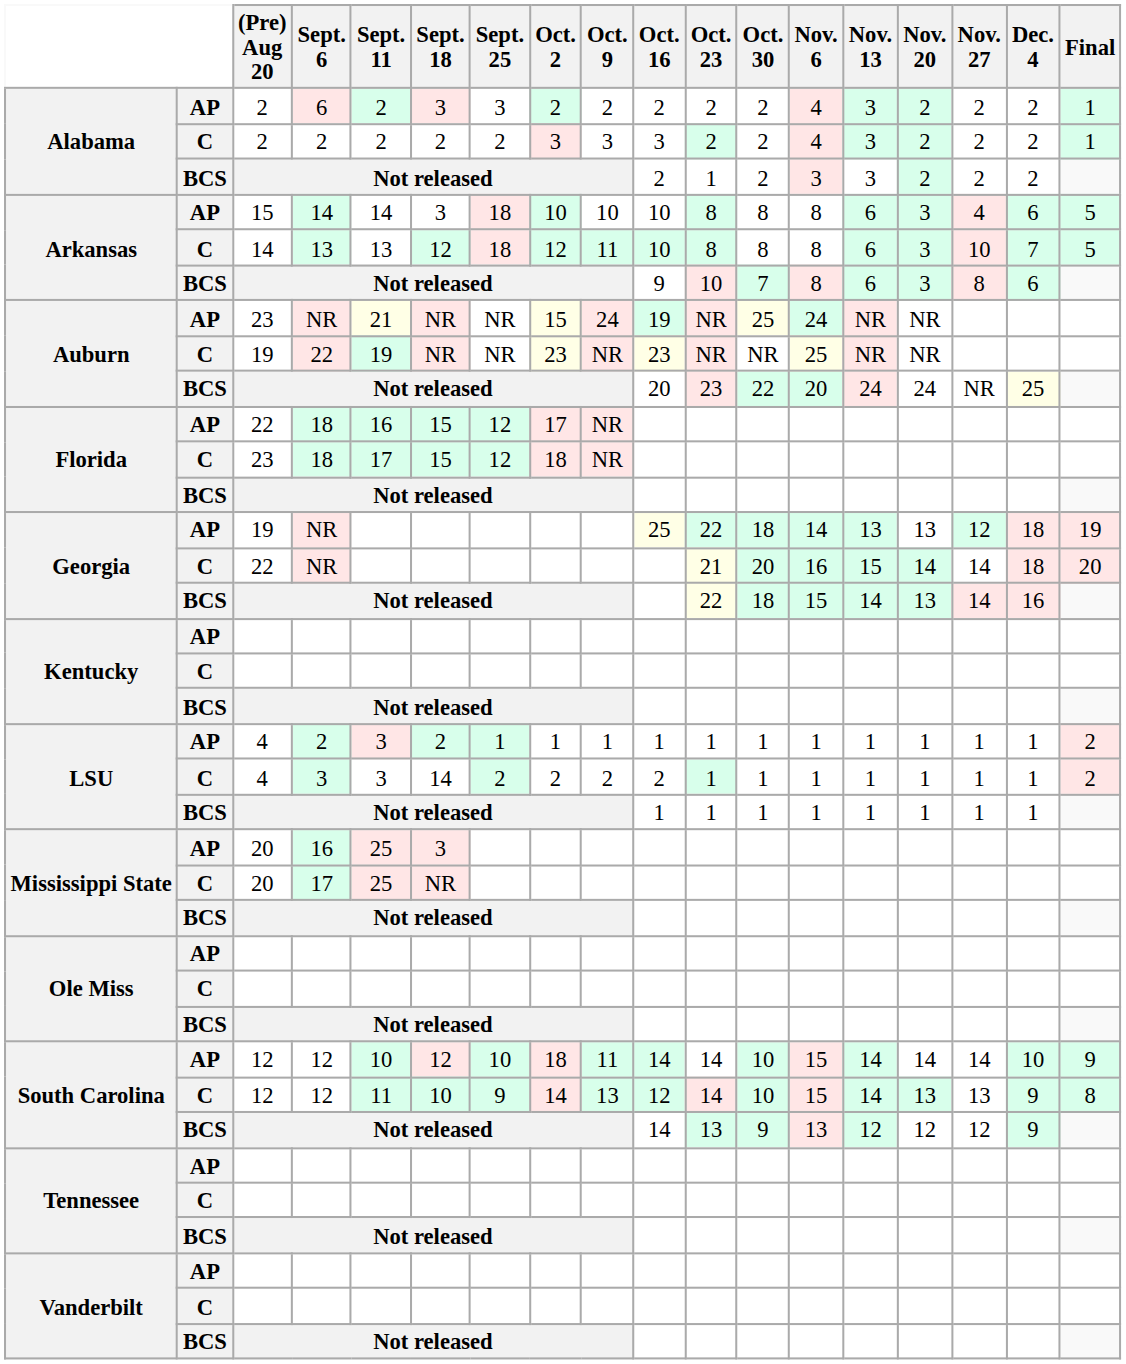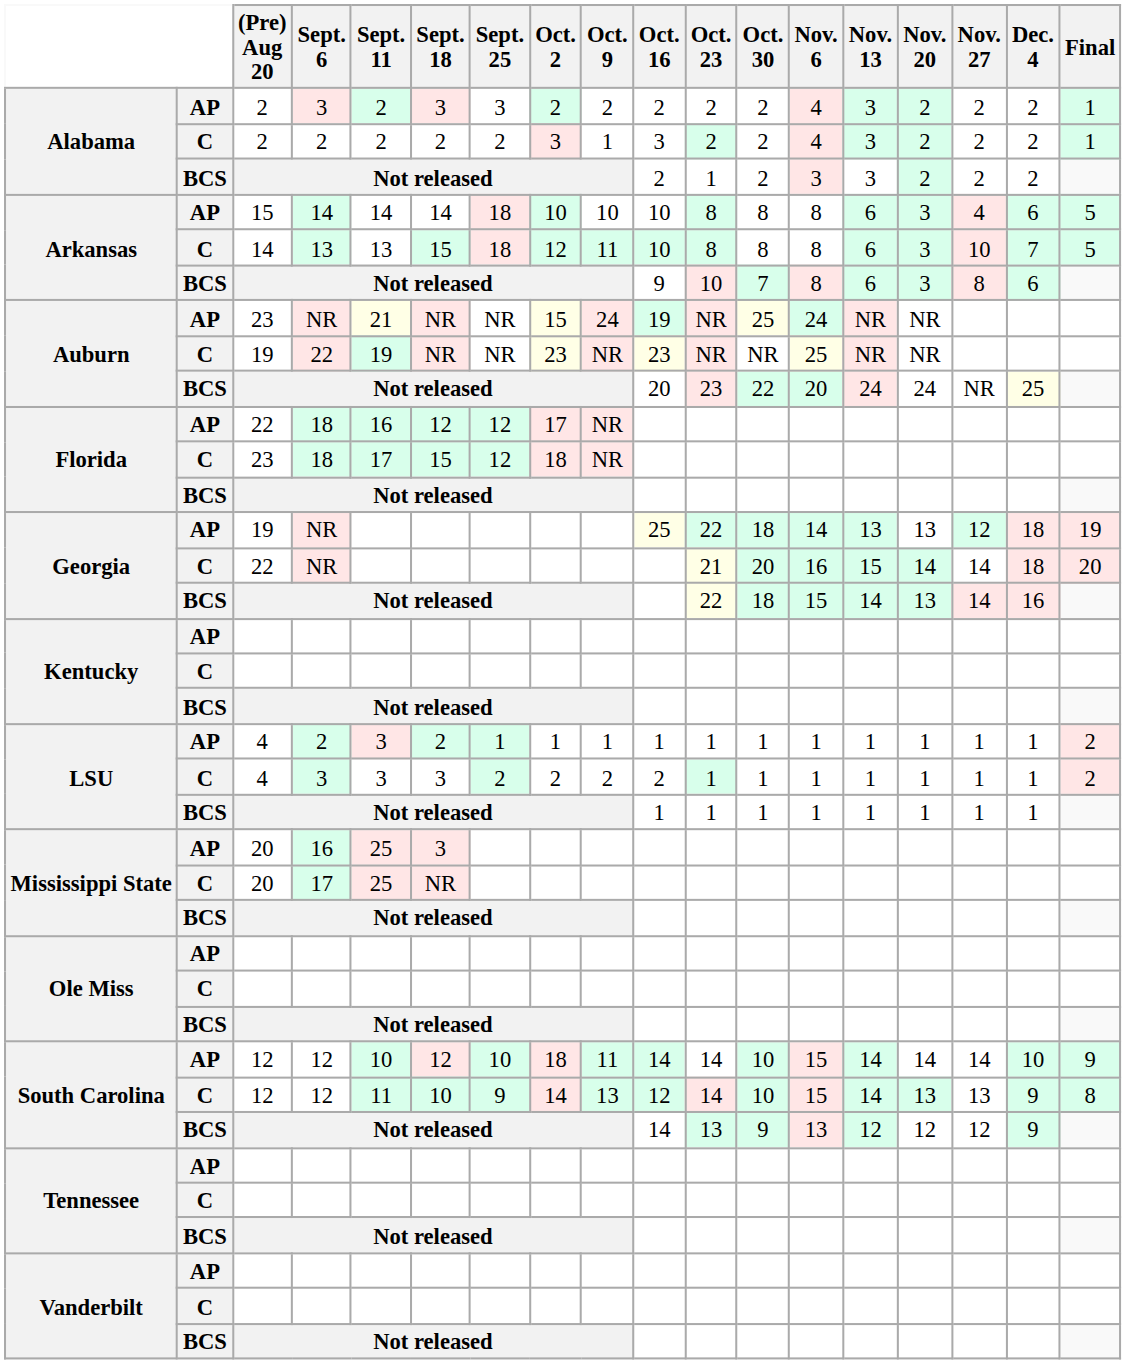(322, 107) 6 -> (322, 107) 3
(607, 142) 3 -> (607, 142) 1
(441, 212) 3 -> (441, 212) 14
(441, 248) 12 -> (441, 248) 15
(441, 424) 15 -> (441, 424) 12
(441, 777) 14 -> (441, 777) 3
